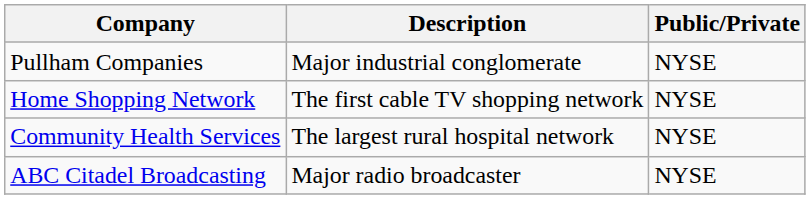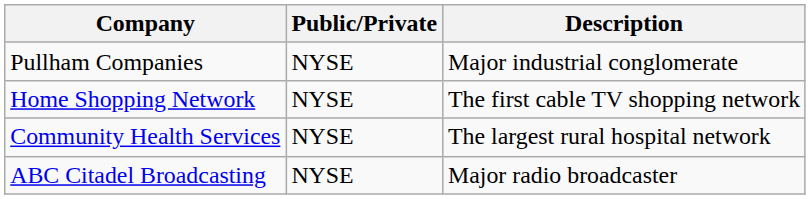columns swapped: (467, 23) <-> (727, 23)
